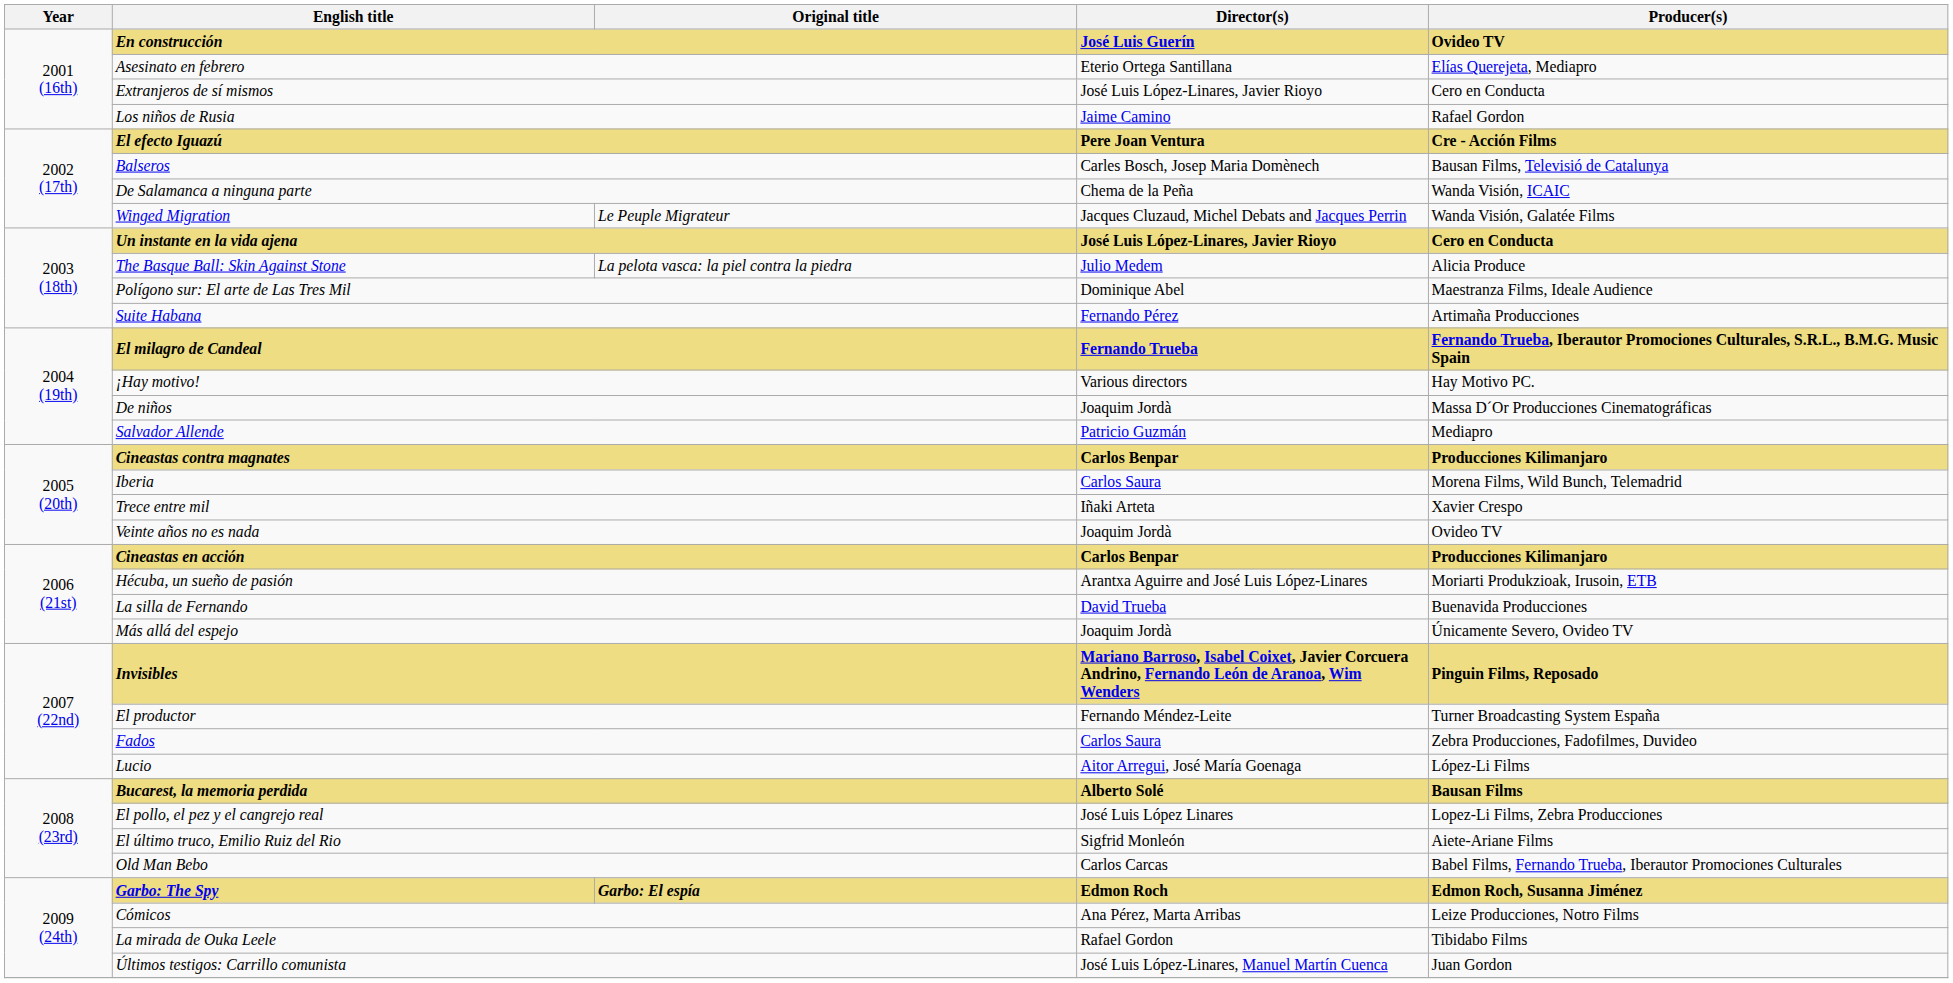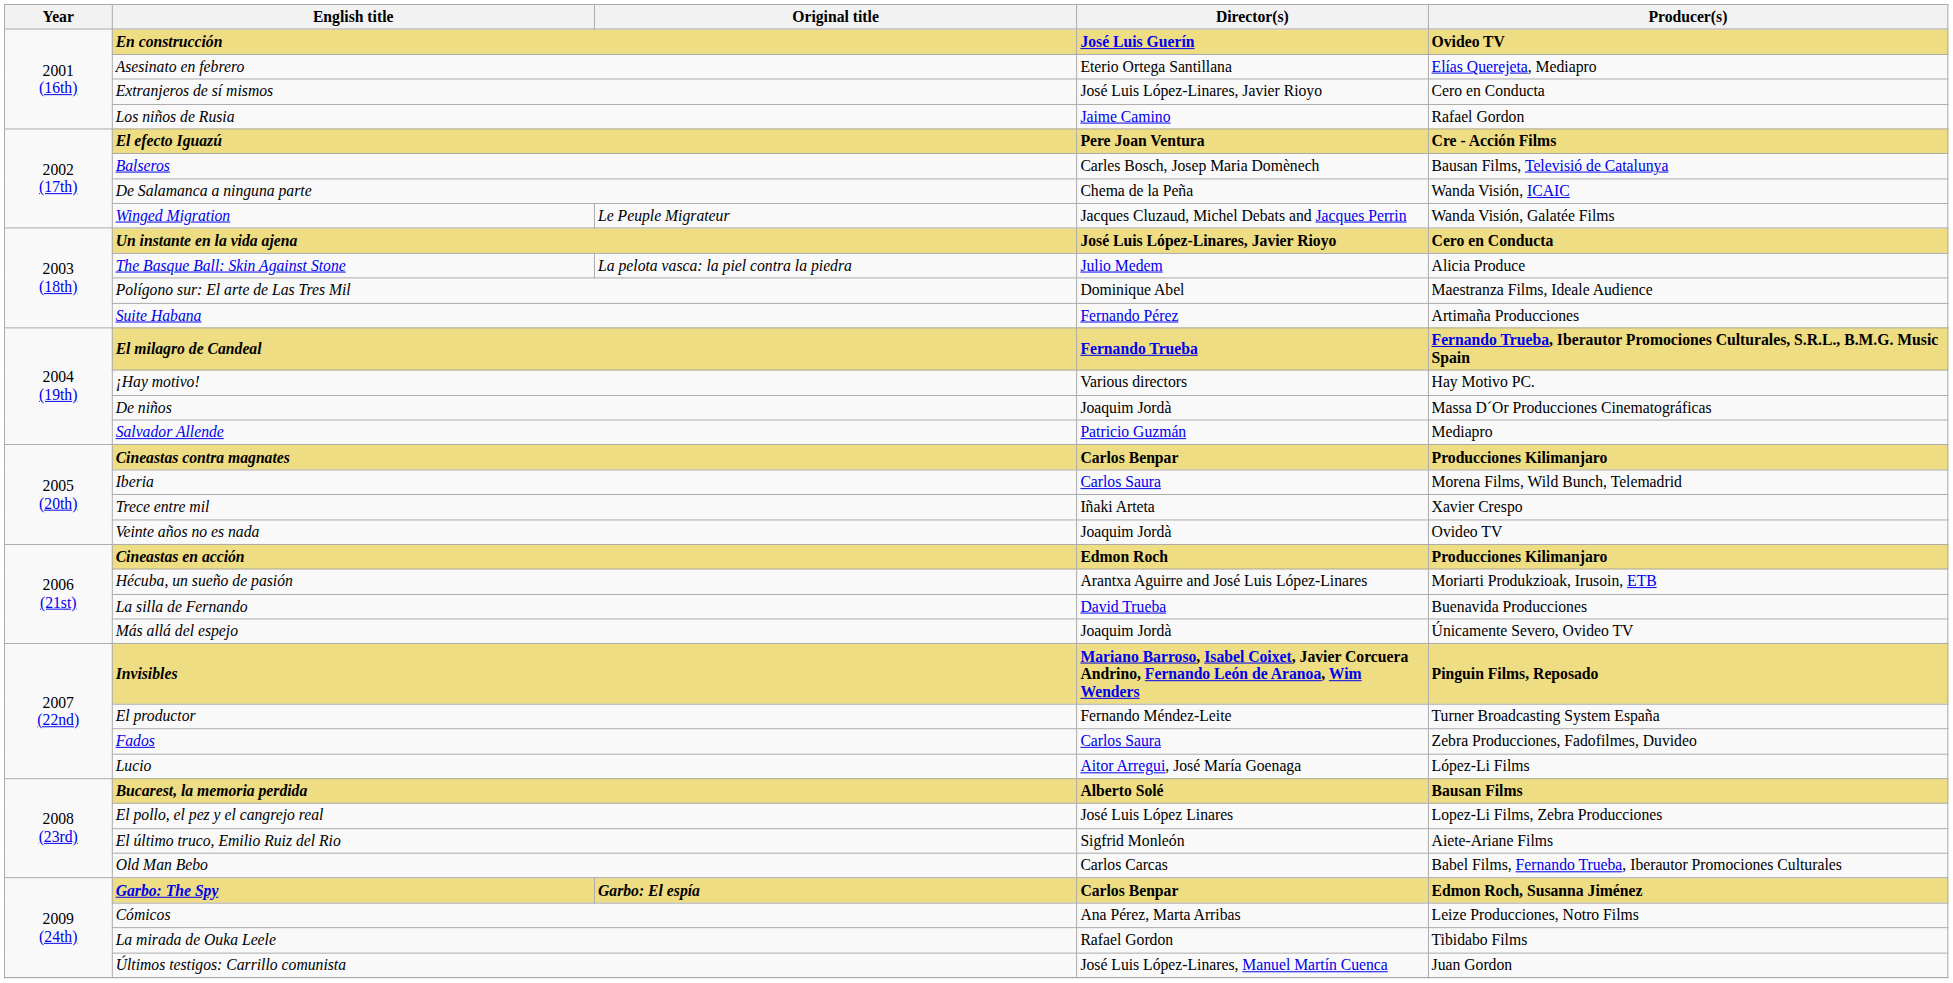(1129, 556) Carlos Benpar -> (1124, 556) Edmon Roch
(1124, 890) Edmon Roch -> (1129, 890) Carlos Benpar
